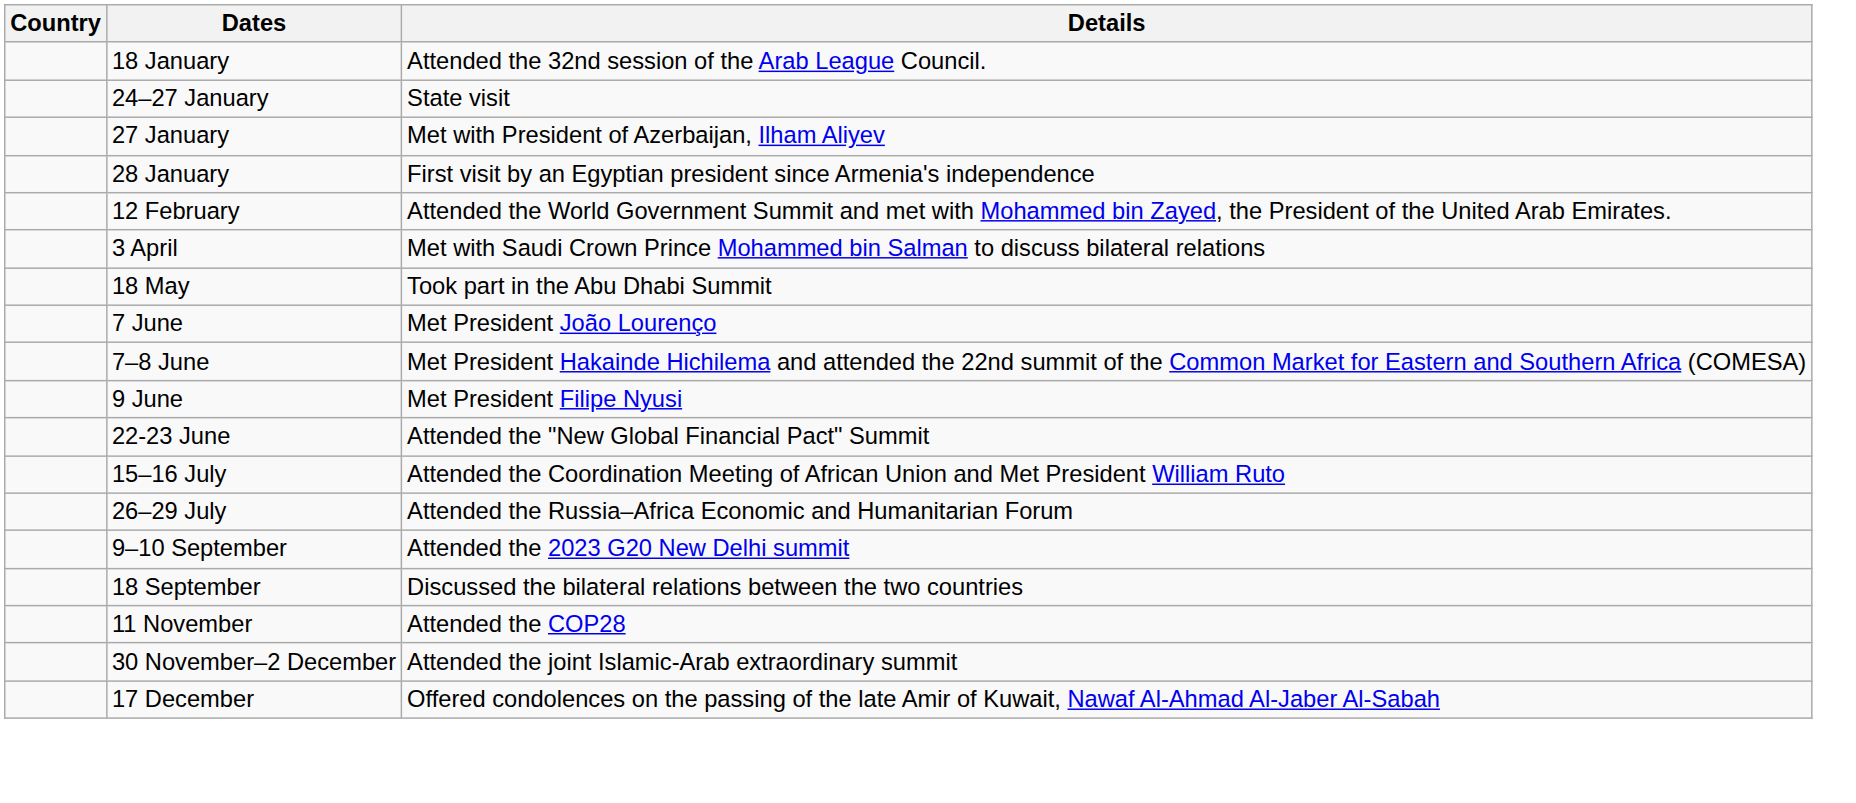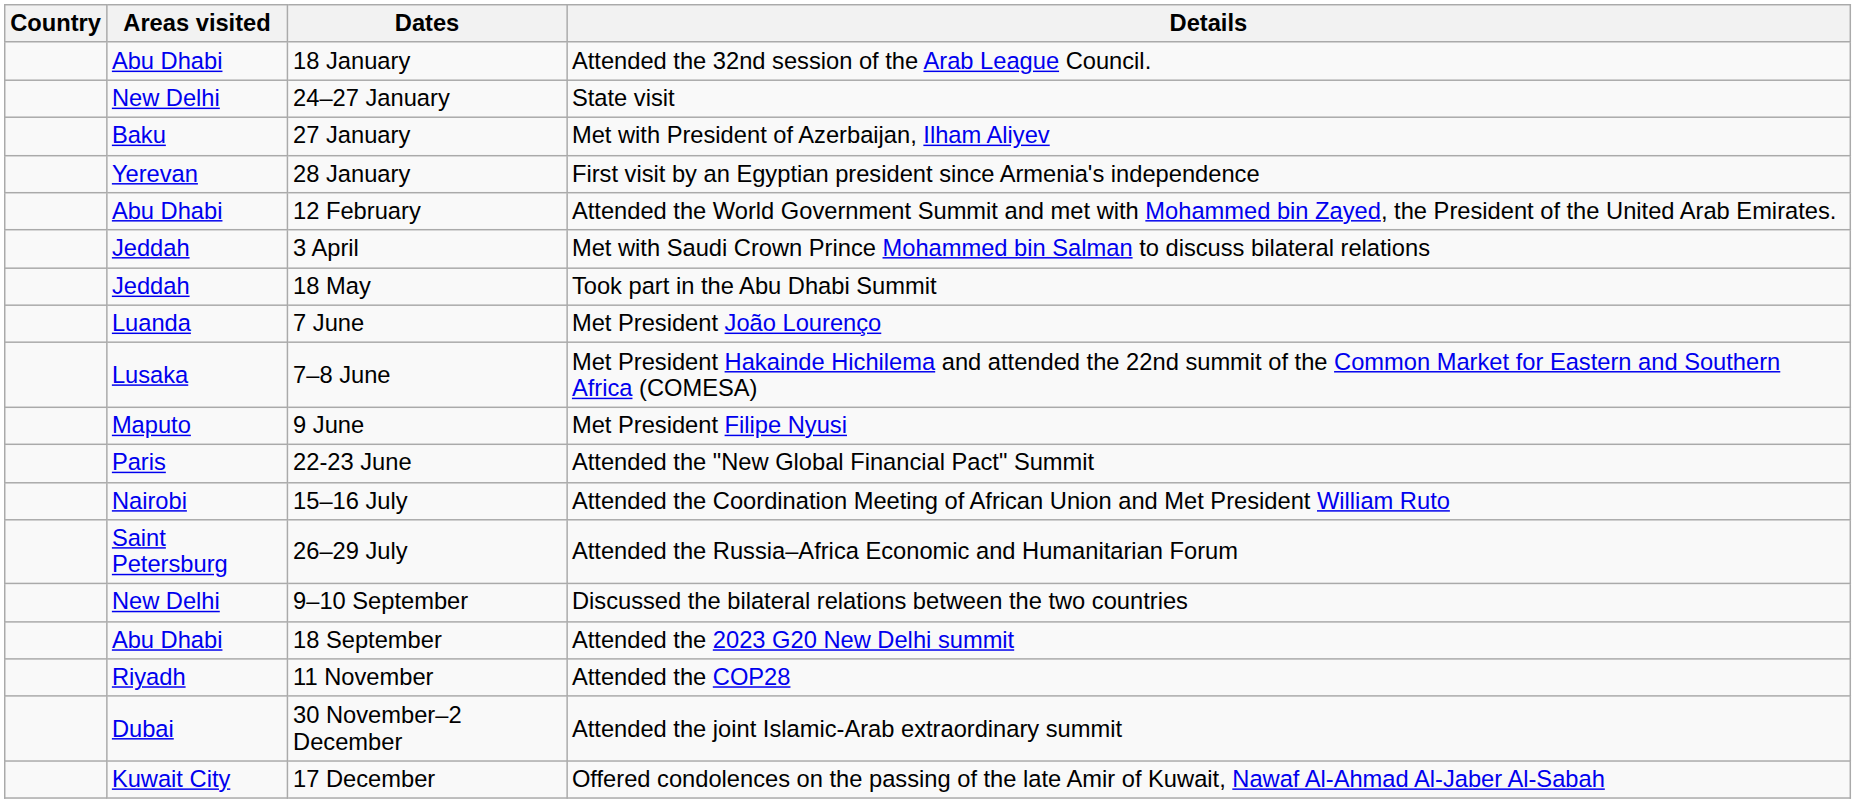+ column: (197, 23)
(628, 549) Attended the 2023 G20 New Delhi summit -> (880, 602) Discussed the bilateral relations between the two countries
(715, 586) Discussed the bilateral relations between the two countries -> (793, 639) Attended the 2023 G20 New Delhi summit
